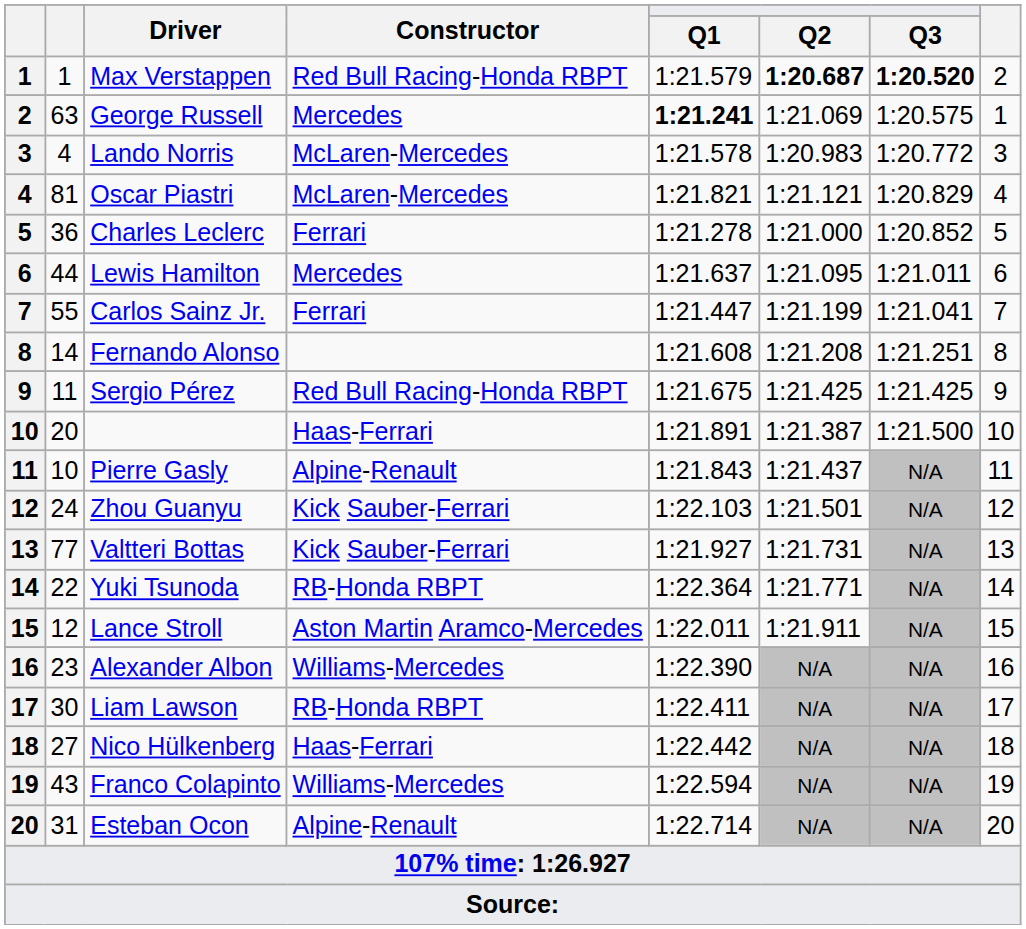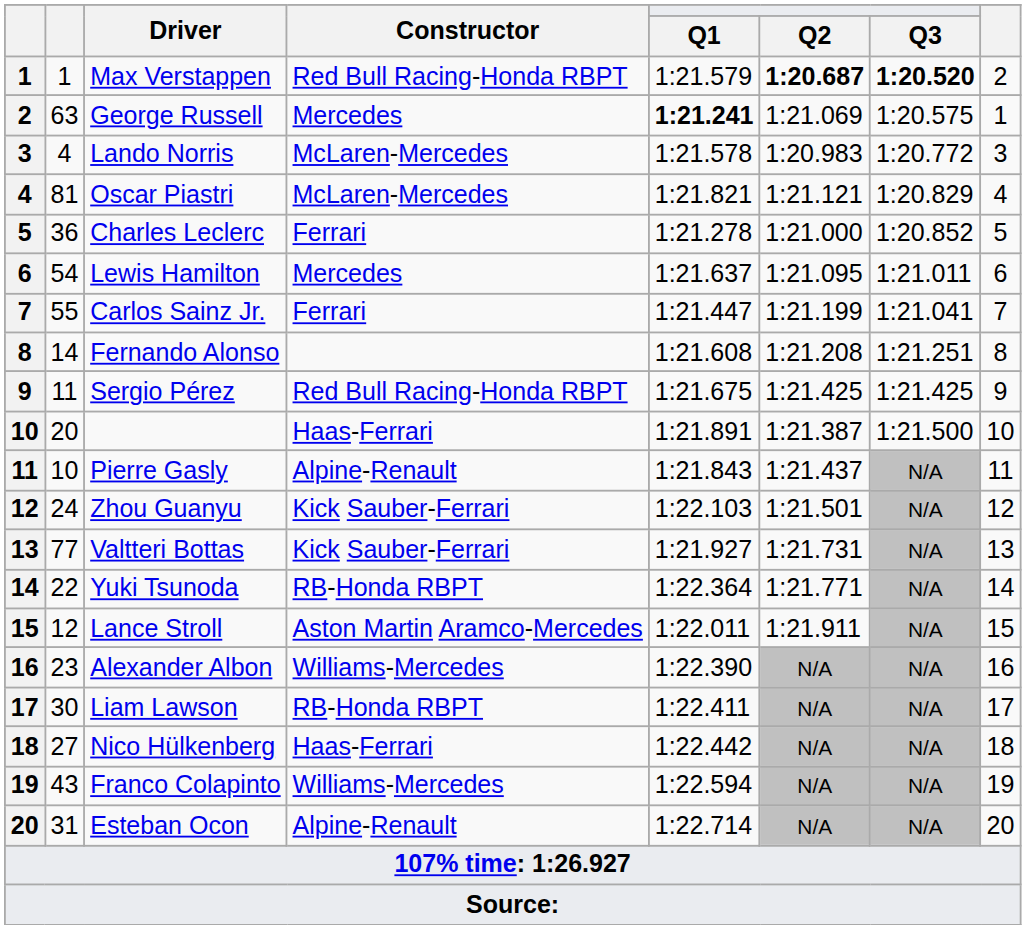(64, 273) 44 -> (64, 273) 54
